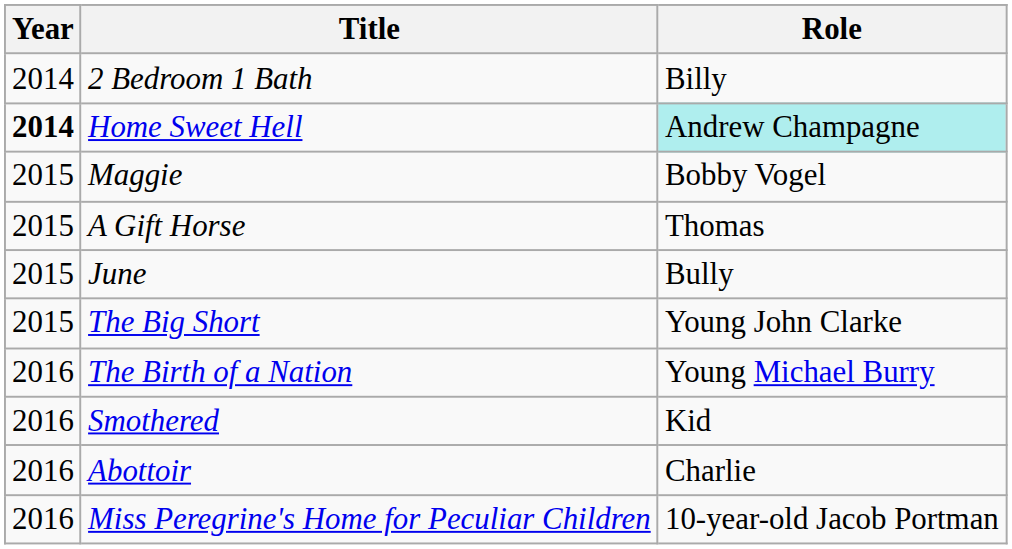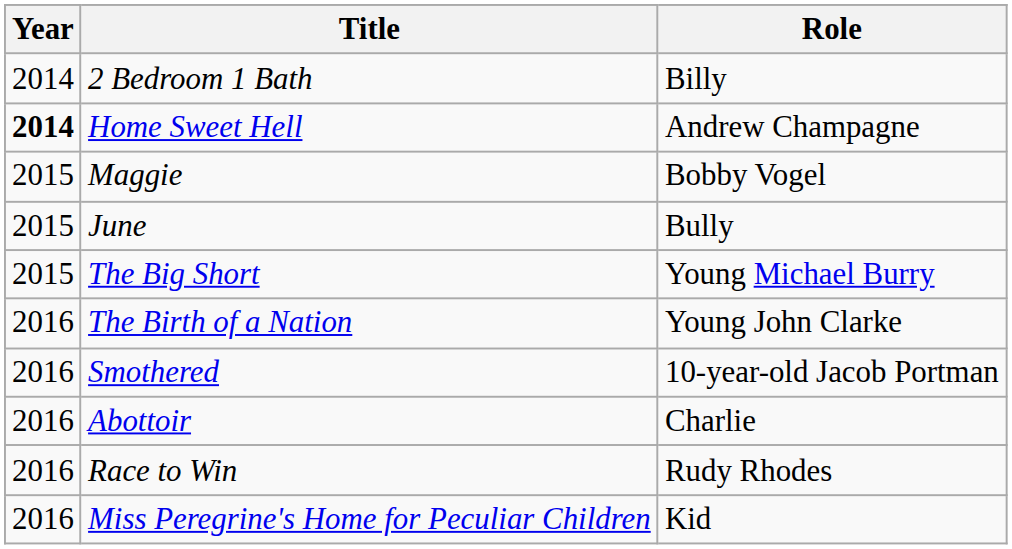(792, 126) paleturquoise background -> (792, 126) no background
- row: (167, 224)
(783, 322) Young John Clarke -> (800, 273) Young Michael Burry
(800, 371) Young Michael Burry -> (783, 322) Young John Clarke
(688, 420) Kid -> (832, 371) 10-year-old Jacob Portman
+ row: (163, 469)
(832, 518) 10-year-old Jacob Portman -> (688, 518) Kid
